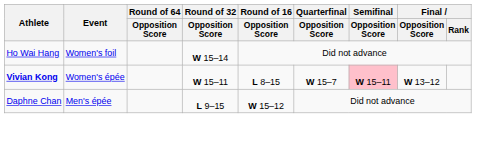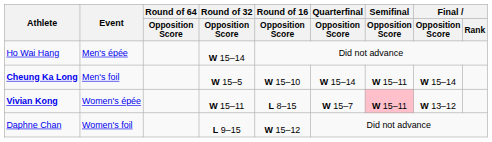(91, 53) Women's foil -> (105, 53) Men's épée
+ row: (42, 77)
(89, 101) Men's épée -> (107, 126) Women's foil
